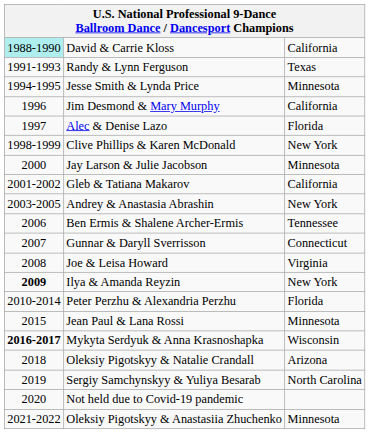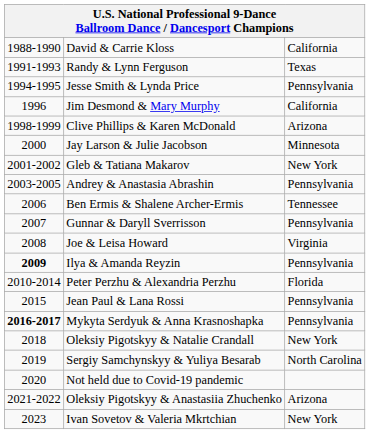(34, 47) paleturquoise background -> (34, 47) no background
(314, 86) Minnesota -> (320, 86) Pennsylvania
- row: (117, 125)
(313, 145) New York -> (307, 125) Arizona
(313, 184) California -> (313, 164) New York
(313, 203) New York -> (320, 184) Pennsylvania
(317, 243) Connecticut -> (320, 223) Pennsylvania
(313, 282) New York -> (320, 262) Pennsylvania
(314, 321) Minnesota -> (320, 301) Pennsylvania
(313, 340) Wisconsin -> (320, 321) Pennsylvania
(307, 360) Arizona -> (313, 340) New York
(314, 418) Minnesota -> (307, 399) Arizona
+ row: (151, 418)
